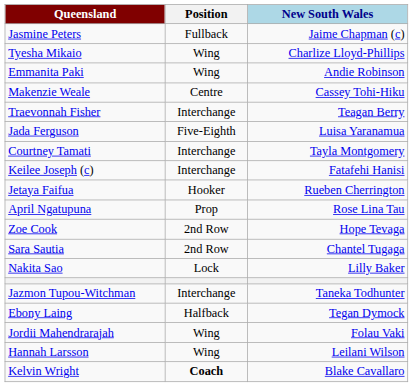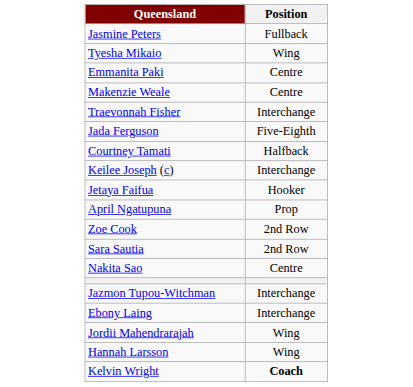- column: (328, 14)
(206, 72) Wing -> (286, 72) Centre
(206, 151) Interchange -> (286, 151) Halfback
(206, 268) Lock -> (286, 268) Centre
(206, 313) Halfback -> (286, 313) Interchange
